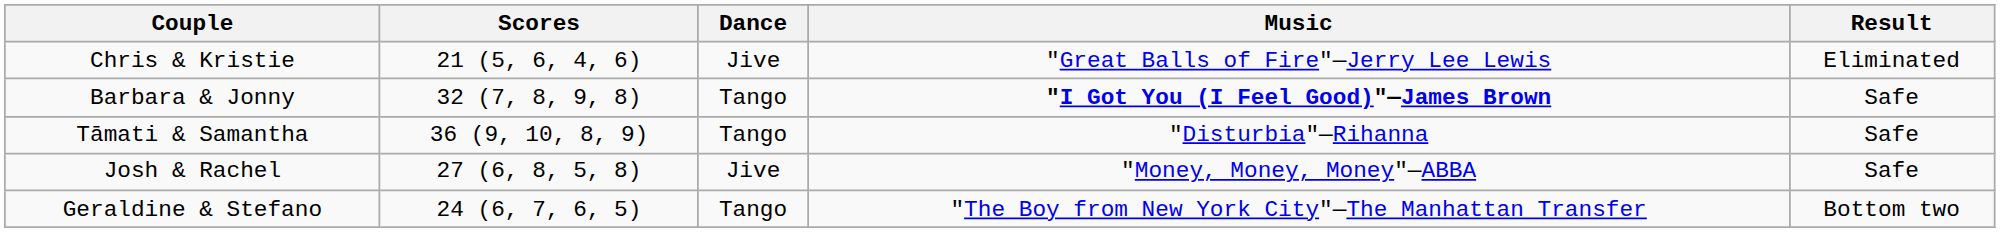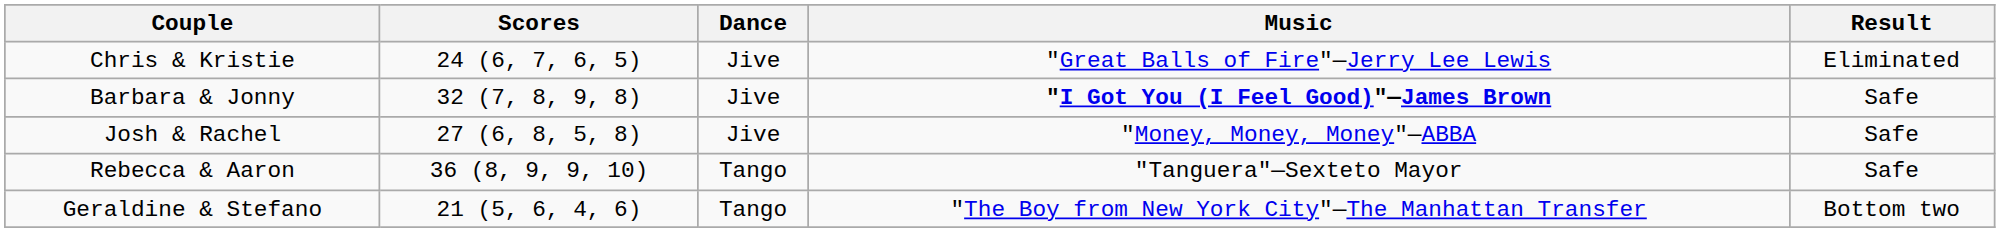(539, 60) 21 (5, 6, 4, 6) -> (539, 60) 24 (6, 7, 6, 5)
(753, 98) Tango -> (753, 98) Jive
- row: (192, 135)
+ row: (192, 172)
(539, 209) 24 (6, 7, 6, 5) -> (539, 209) 21 (5, 6, 4, 6)
